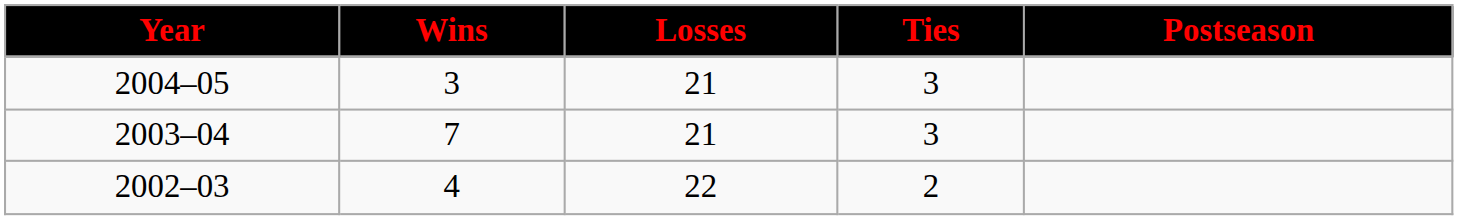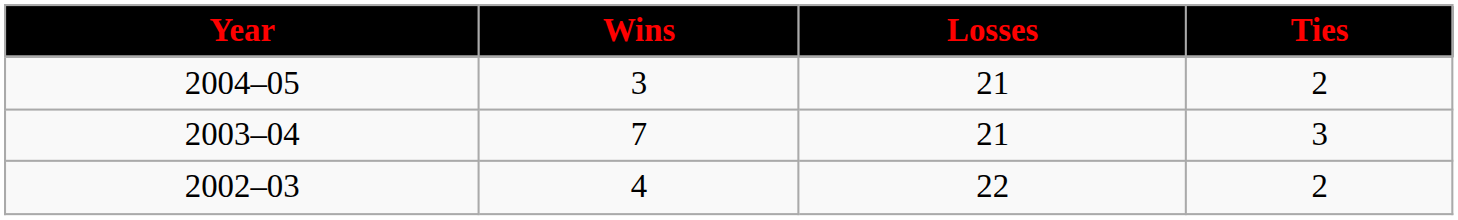- column: (1239, 30)
(931, 82) 3 -> (1320, 82) 2
